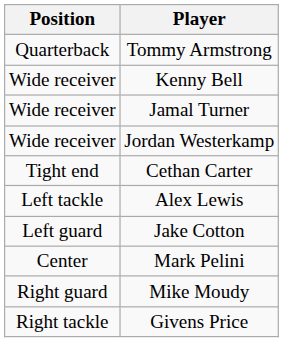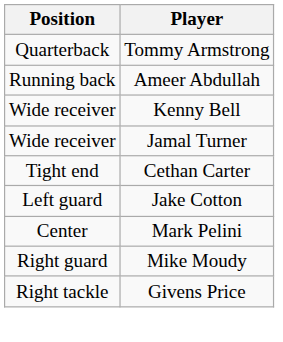+ row: (197, 79)
- row: (199, 140)
- row: (199, 200)
